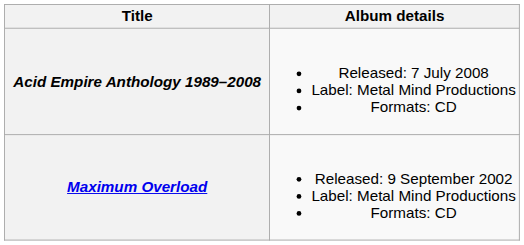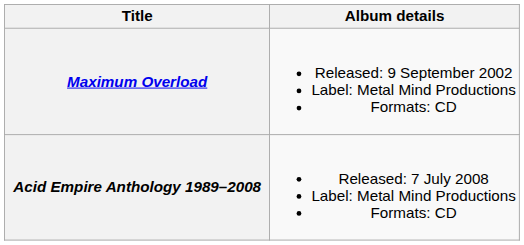rows swapped: (137, 187) <-> (137, 81)
